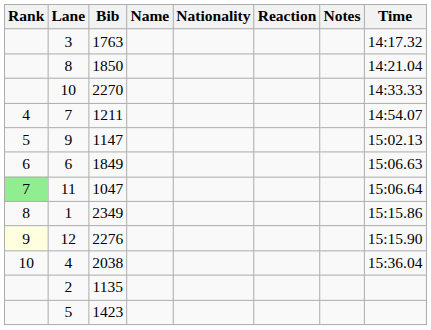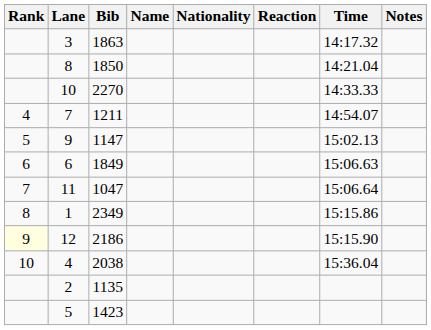columns swapped: (395, 16) <-> (342, 16)
(108, 41) 1763 -> (108, 41) 1863
(26, 189) lightgreen background -> (26, 189) no background
(108, 238) 2276 -> (108, 238) 2186
